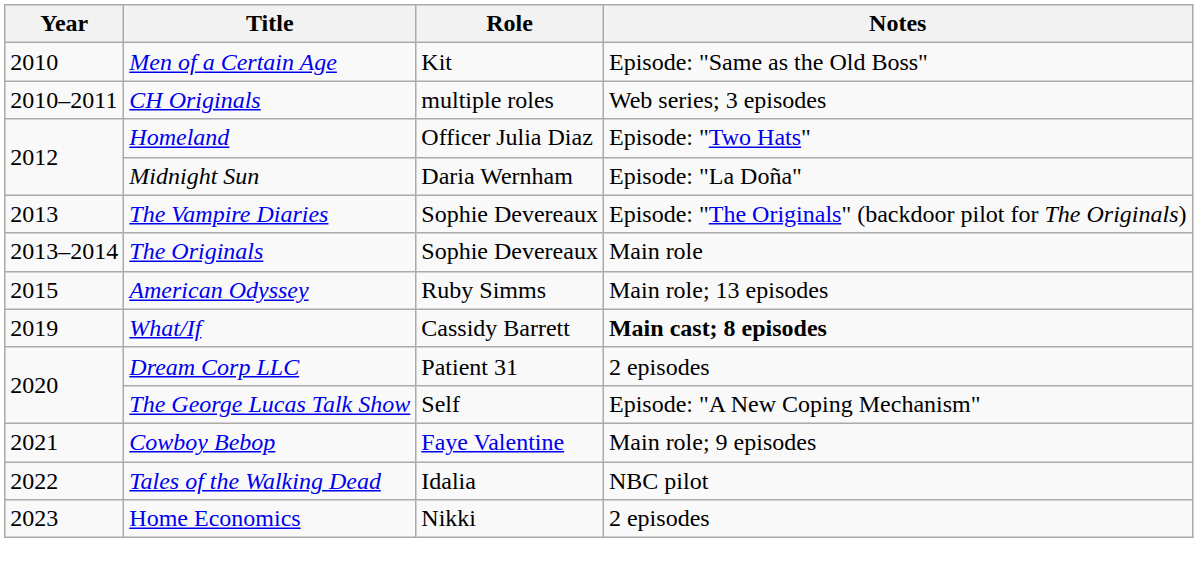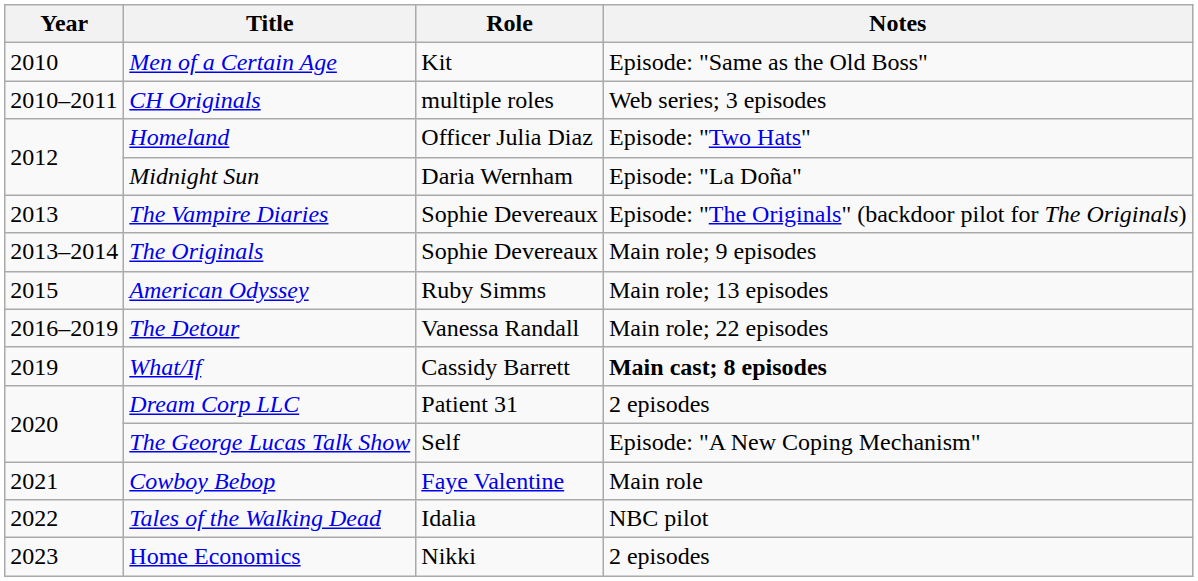(656, 251) Main role -> (713, 251) Main role; 9 episodes
+ row: (184, 328)
(713, 442) Main role; 9 episodes -> (656, 480) Main role
